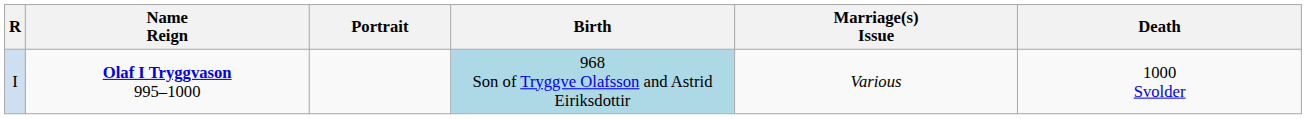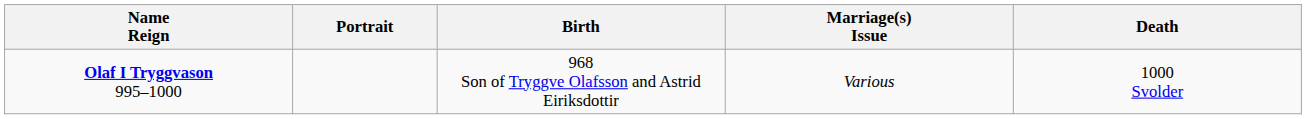- column: (15, 27)
(592, 81) lightblue background -> (581, 81) no background
